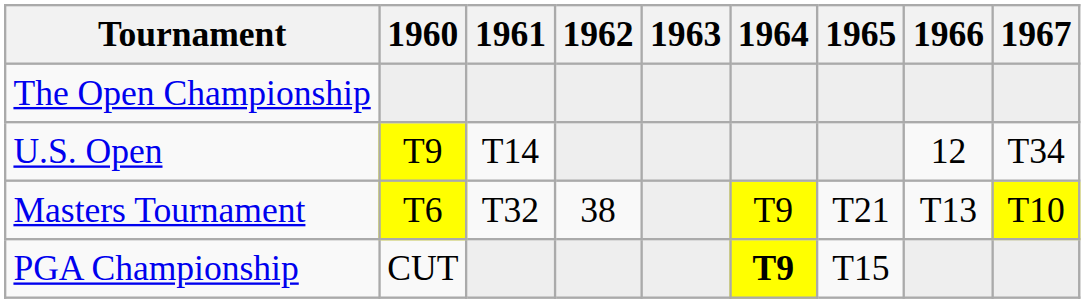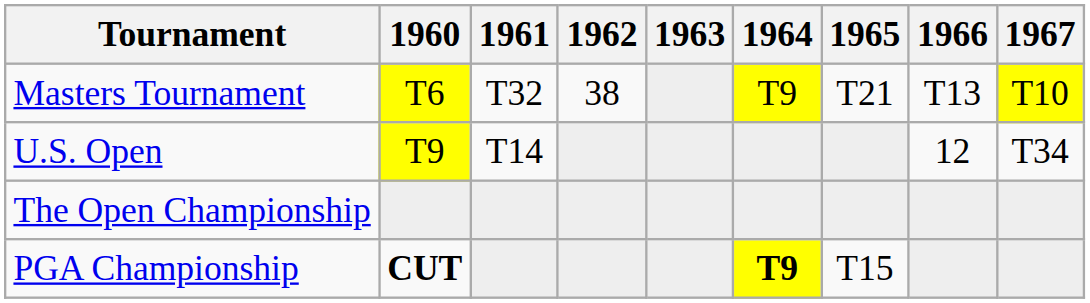rows swapped: (159, 209) <-> (192, 92)
(423, 268) normal -> (425, 268) bold
